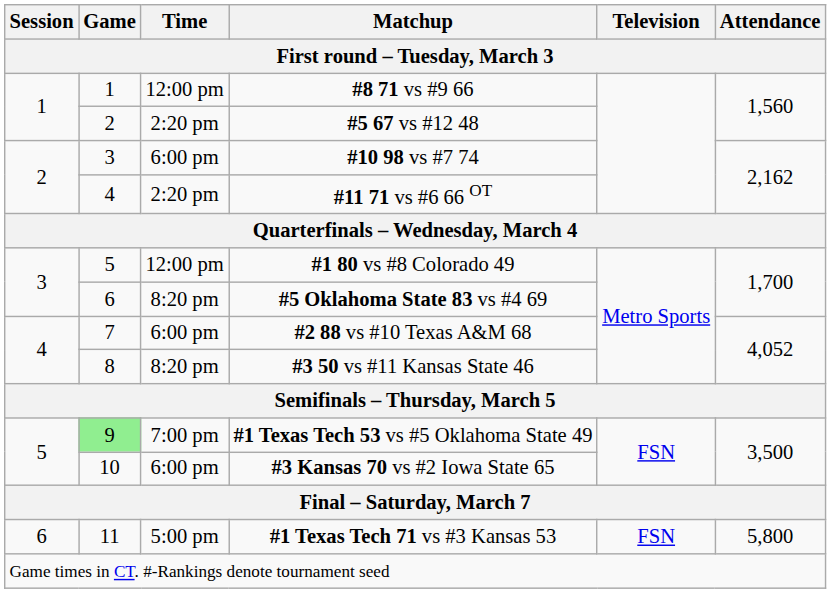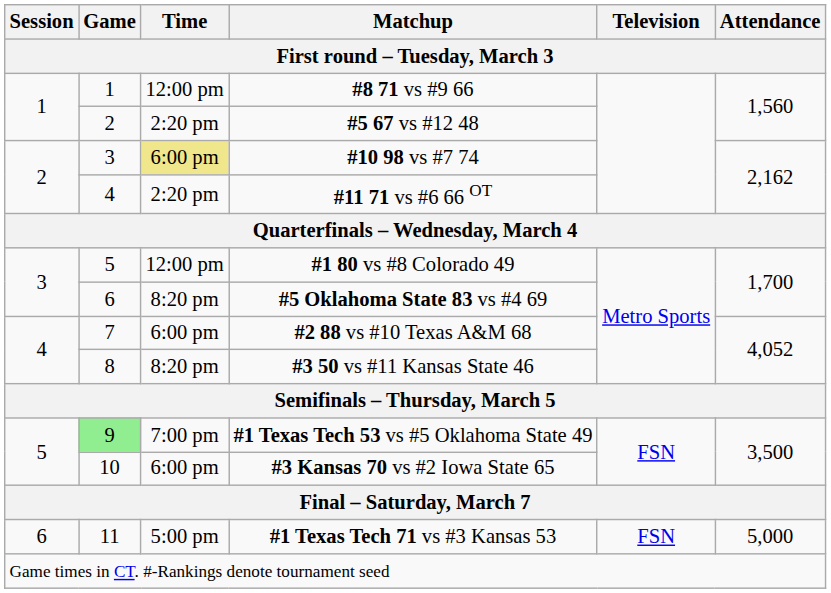(185, 157) no background -> (185, 157) khaki background
(770, 536) 5,800 -> (770, 536) 5,000
